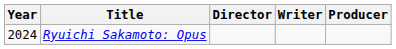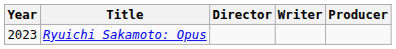(22, 35) 2024 -> (22, 35) 2023
